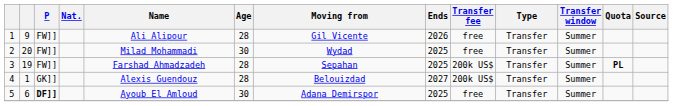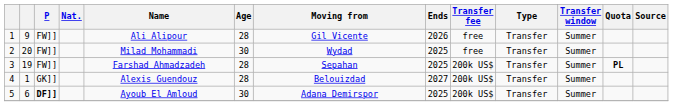(473, 93) free -> (473, 93) 200k US$
